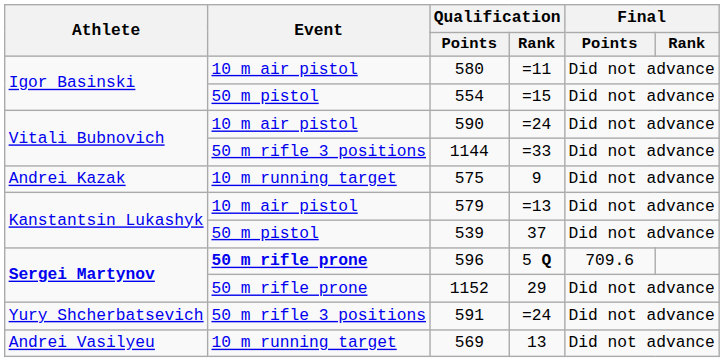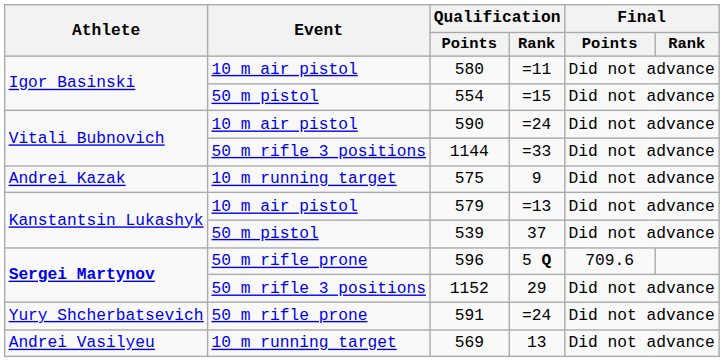(289, 261) bold -> (289, 261) normal
(289, 288) 50 m rifle prone -> (319, 288) 50 m rifle 3 positions
(319, 316) 50 m rifle 3 positions -> (289, 316) 50 m rifle prone
